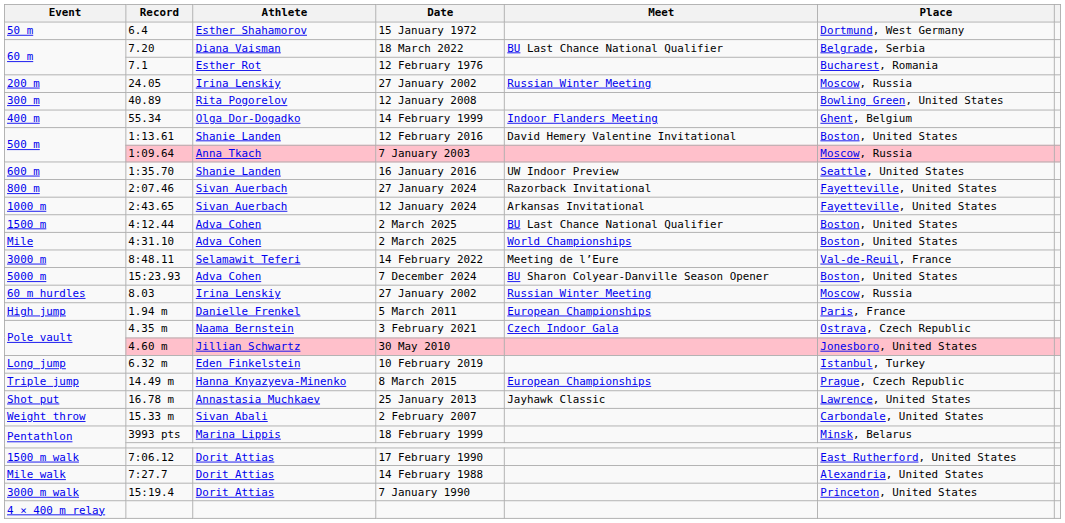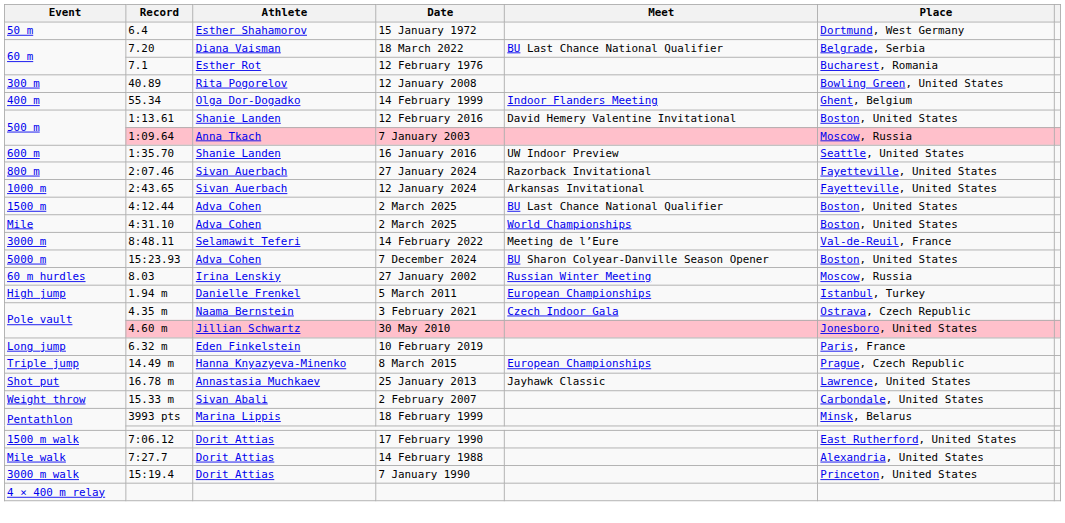- row: (23, 84)
(863, 312) Paris, France -> (873, 294) Istanbul, Turkey
(873, 364) Istanbul, Turkey -> (863, 347) Paris, France
